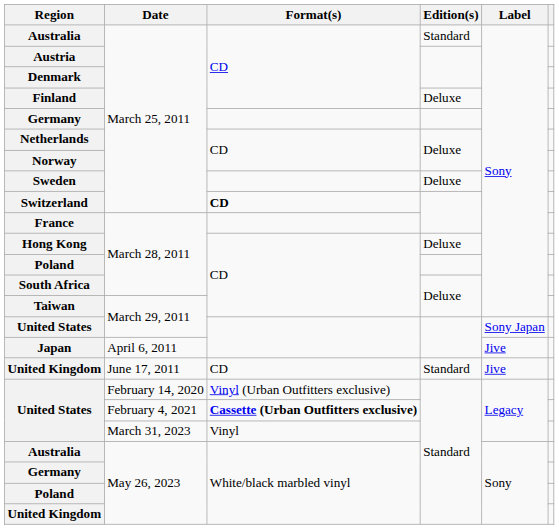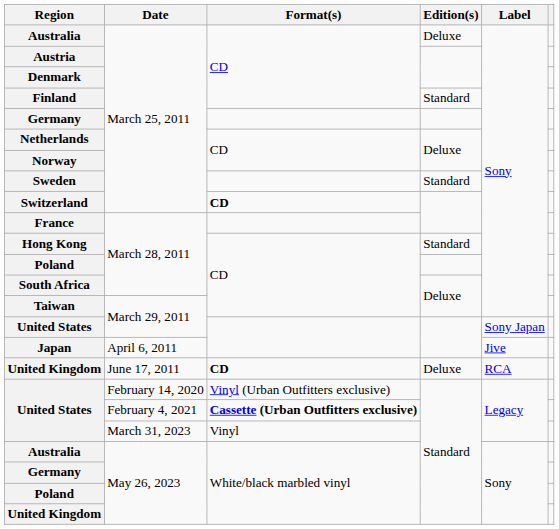(446, 35) Standard -> (442, 35) Deluxe
(442, 98) Deluxe -> (446, 98) Standard
(442, 181) Deluxe -> (446, 181) Standard
(442, 243) Deluxe -> (446, 243) Standard
(219, 368) normal -> (219, 368) bold
(446, 368) Standard -> (442, 368) Deluxe
(495, 368) Jive -> (498, 368) RCA
